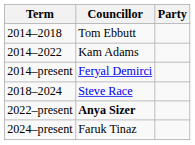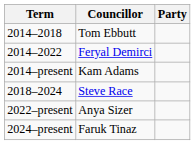(109, 52) Kam Adams -> (115, 52) Feryal Demirci
(115, 71) Feryal Demirci -> (109, 71) Kam Adams
(107, 110) bold -> (105, 110) normal
